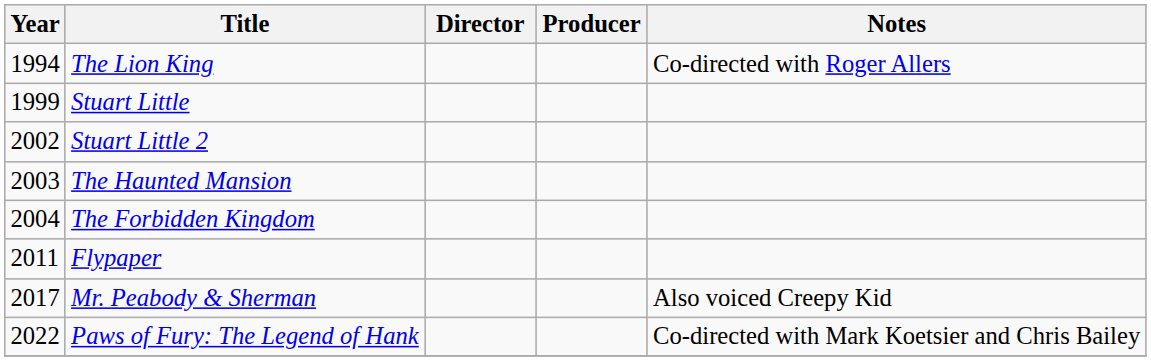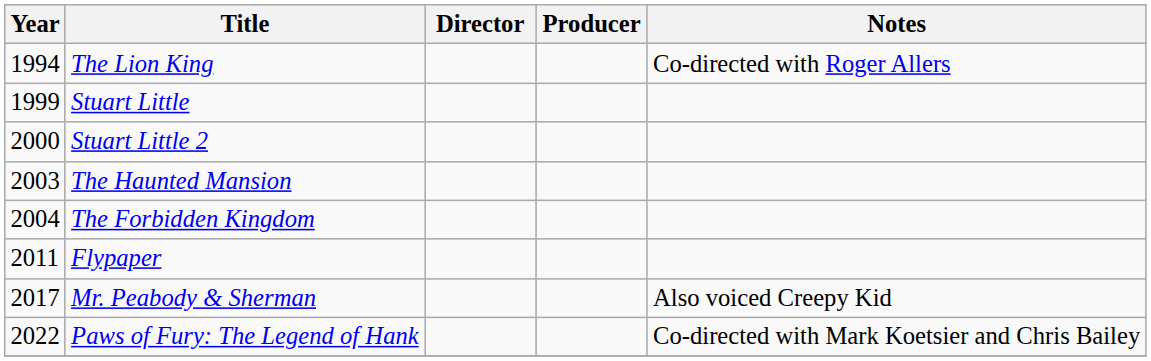(35, 141) 2002 -> (35, 141) 2000
